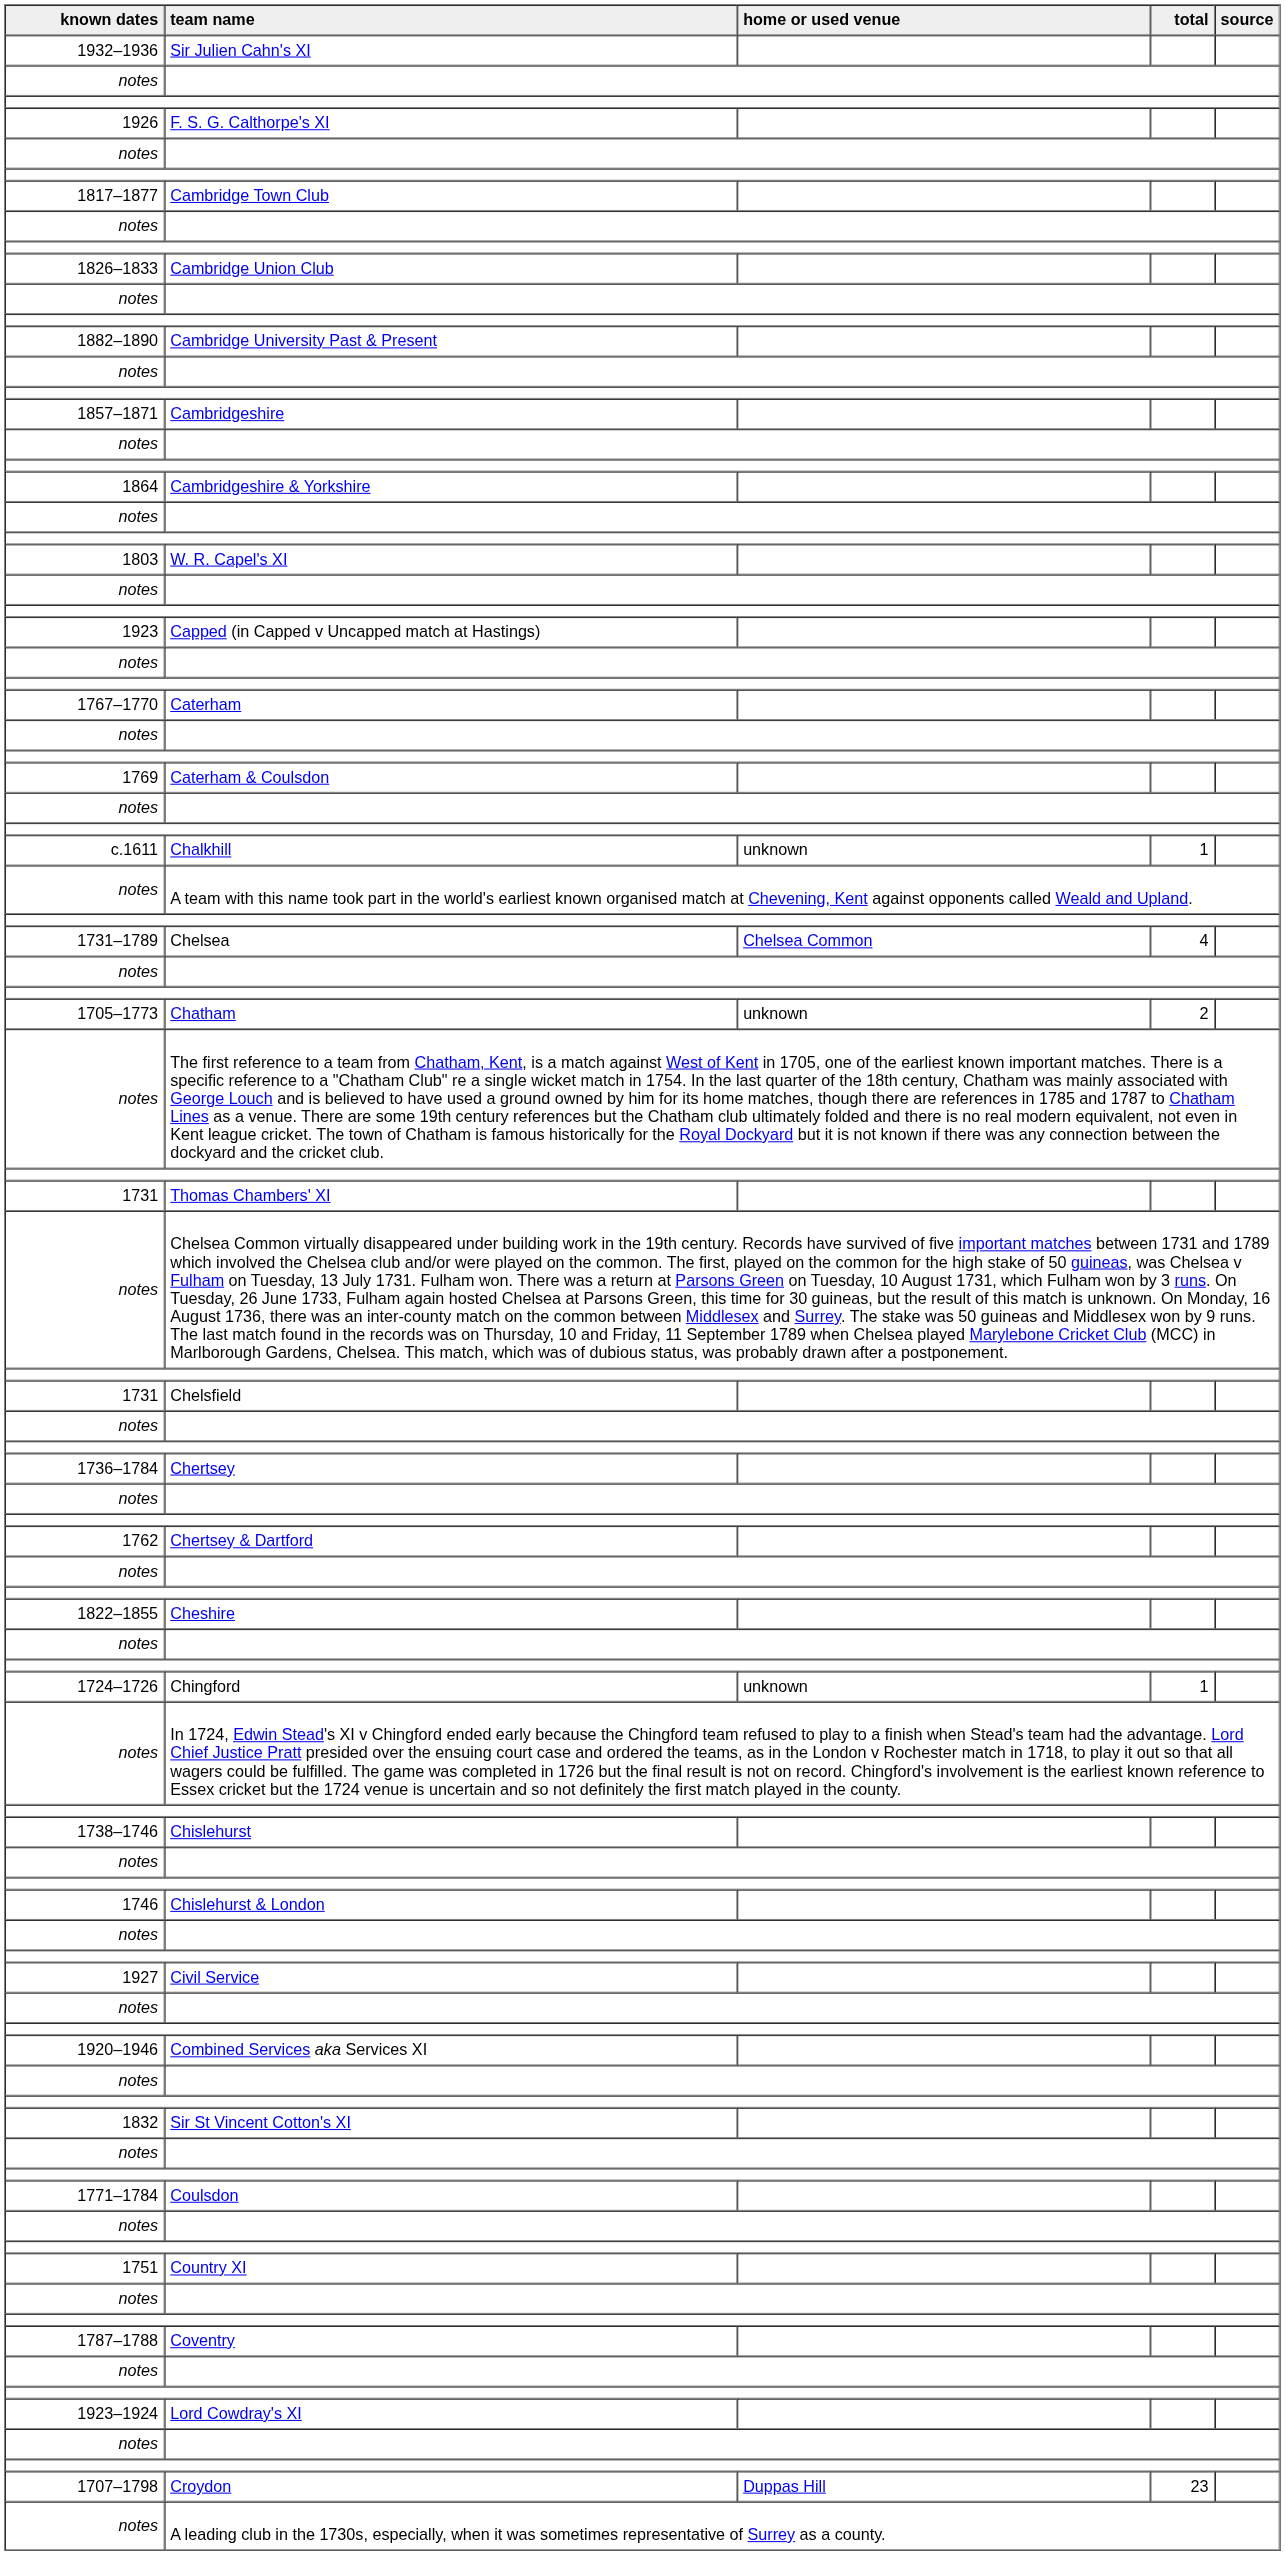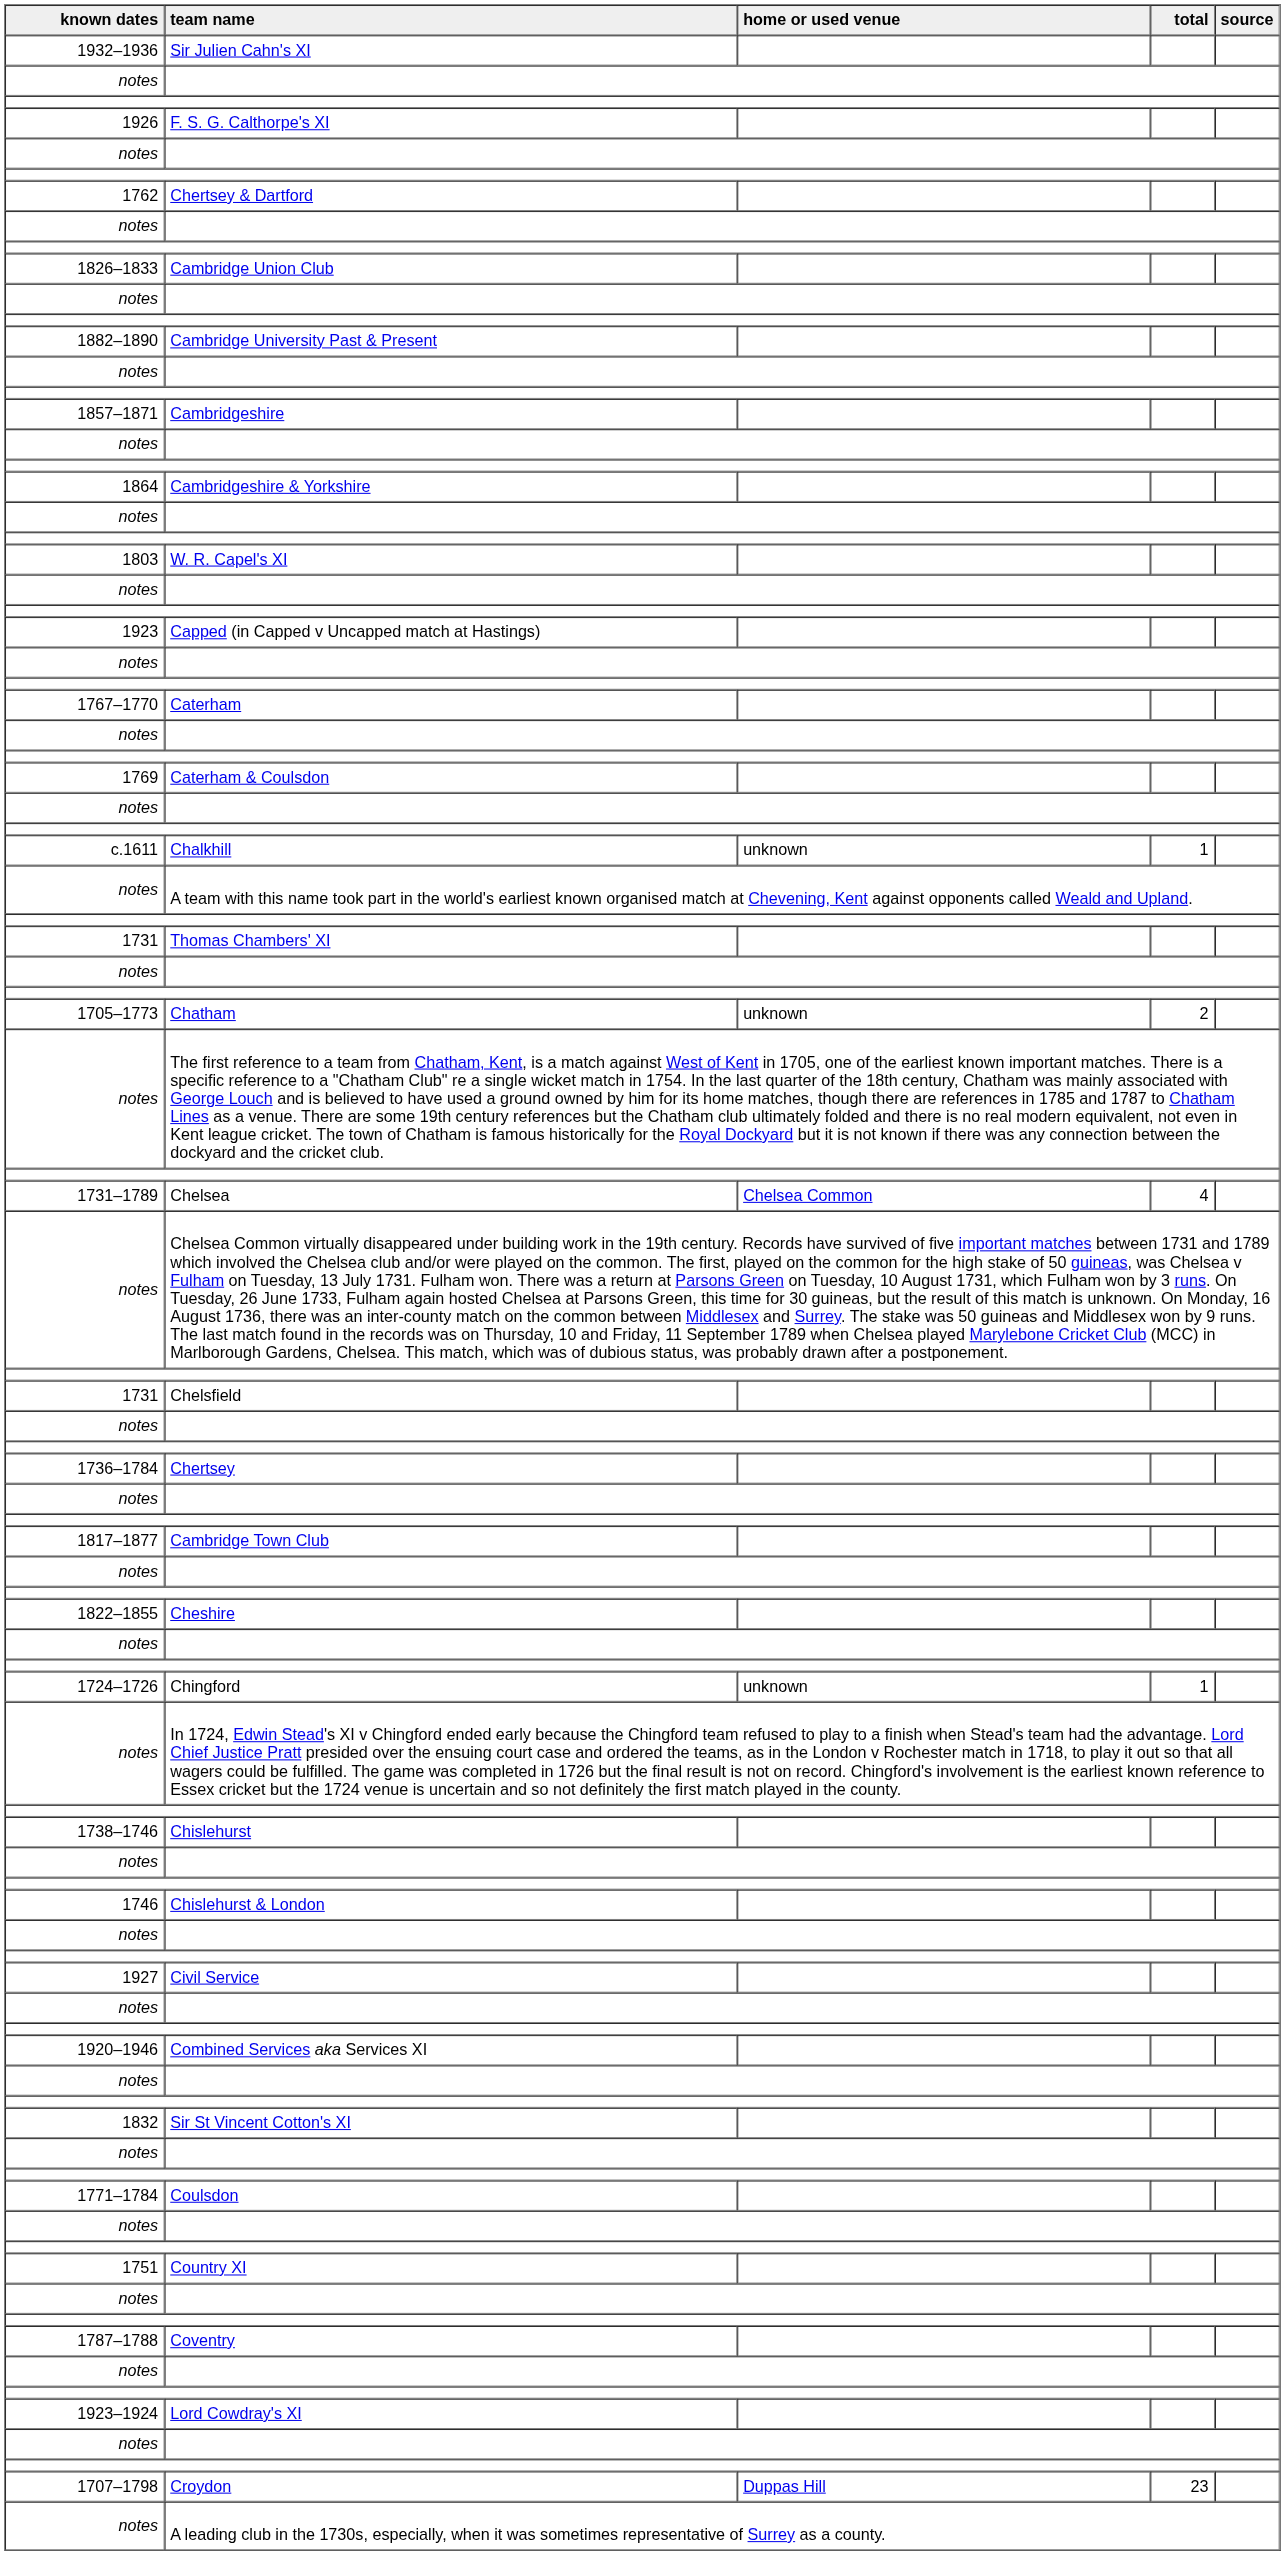rows swapped: (118, 195) <-> (140, 1541)
rows swapped: (140, 1195) <-> (118, 941)
